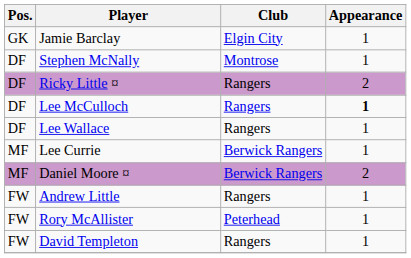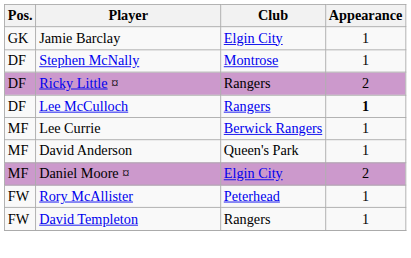- row: (74, 128)
+ row: (86, 151)
(273, 173) Berwick Rangers -> (253, 173) Elgin City
- row: (79, 196)
